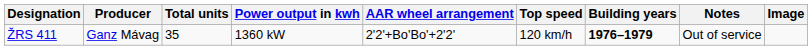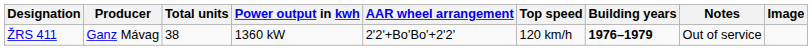(172, 34) 35 -> (172, 34) 38
